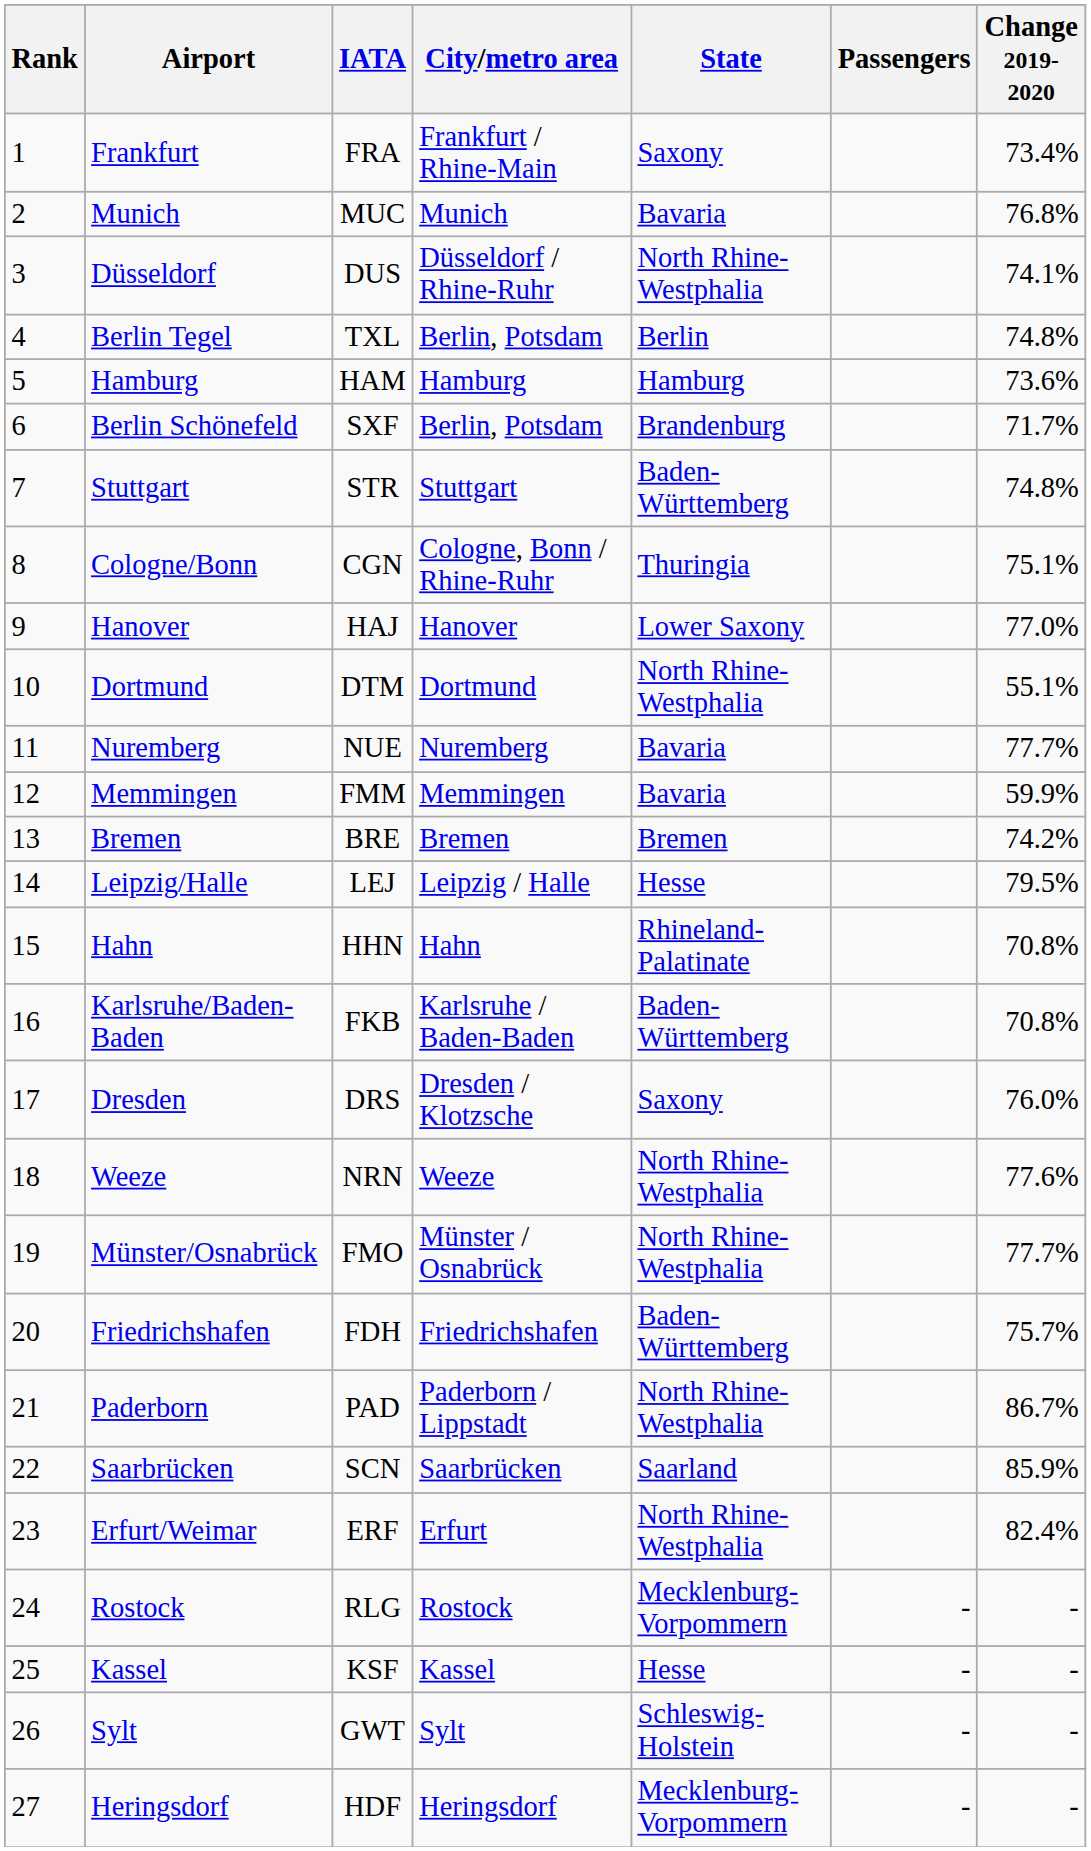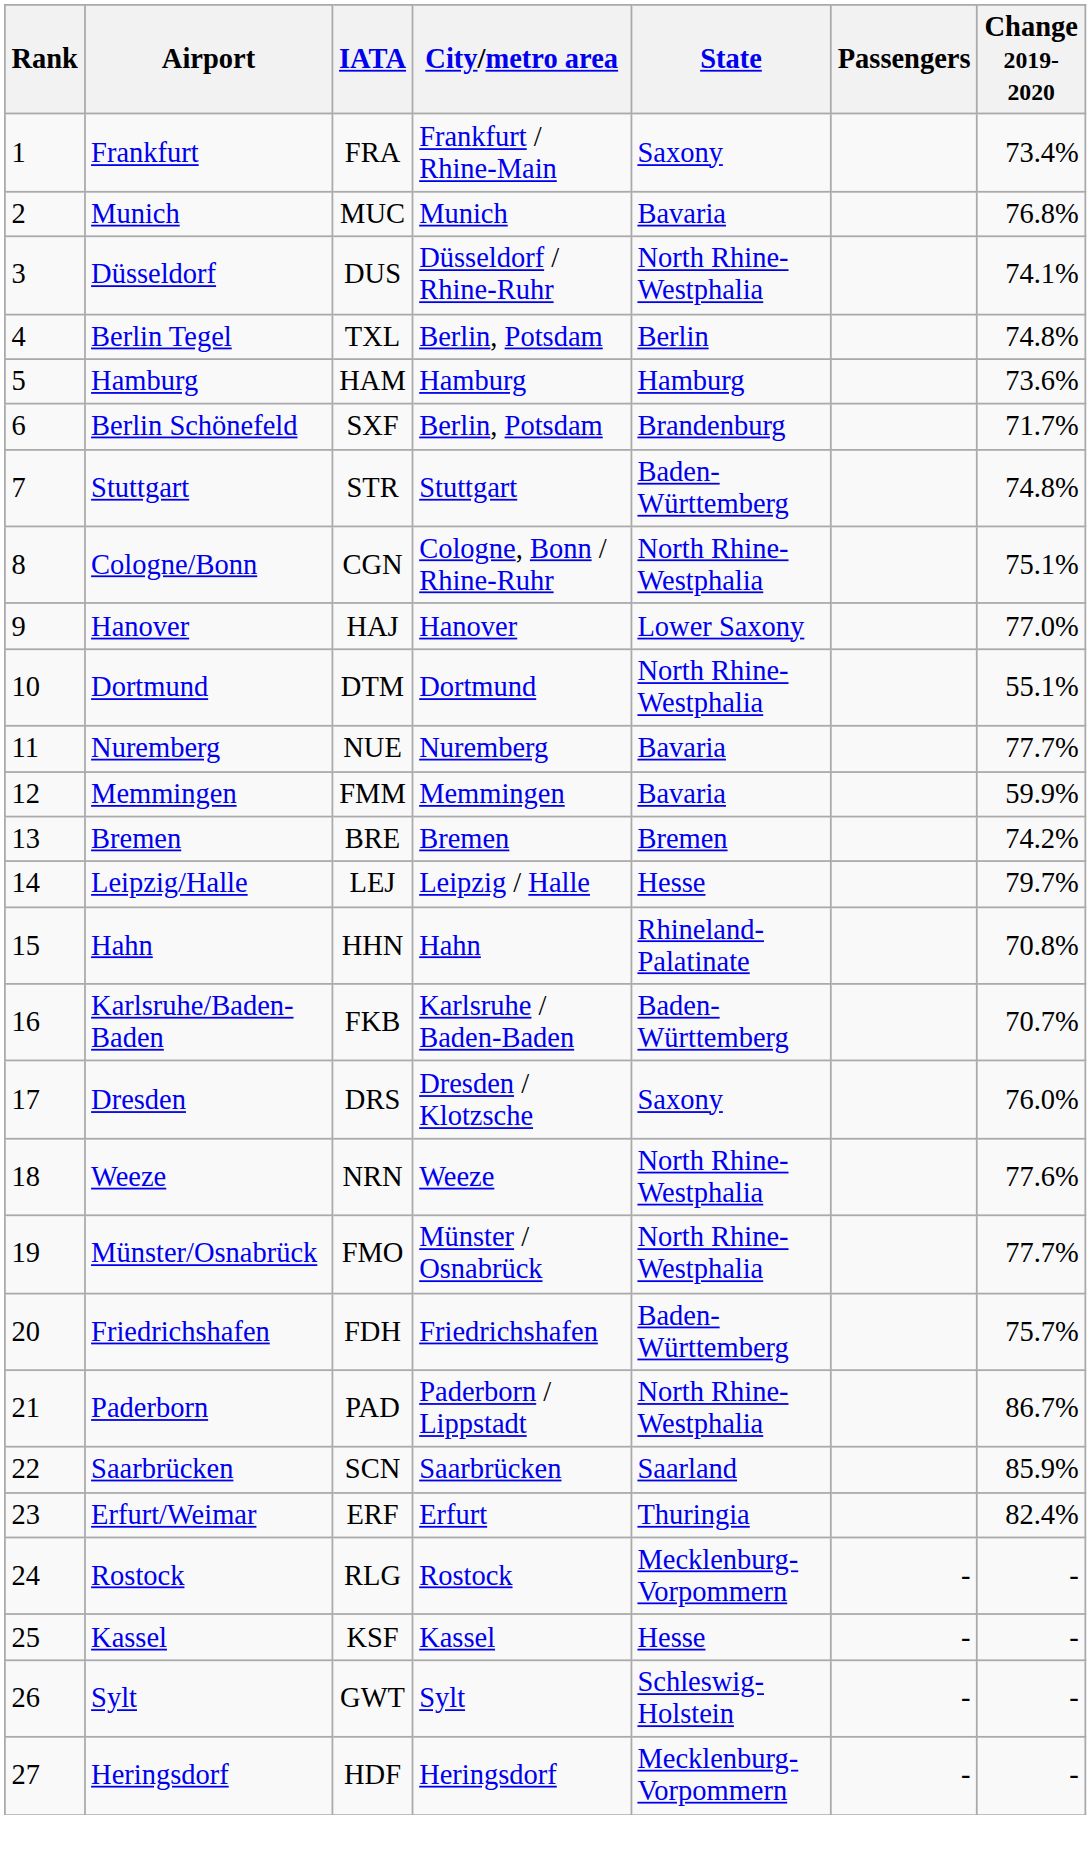(694, 564) Thuringia -> (713, 564) North Rhine-Westphalia
(1042, 883) 79.5% -> (1042, 883) 79.7%
(1042, 1022) 70.8% -> (1042, 1022) 70.7%
(713, 1530) North Rhine-Westphalia -> (694, 1514) Thuringia
